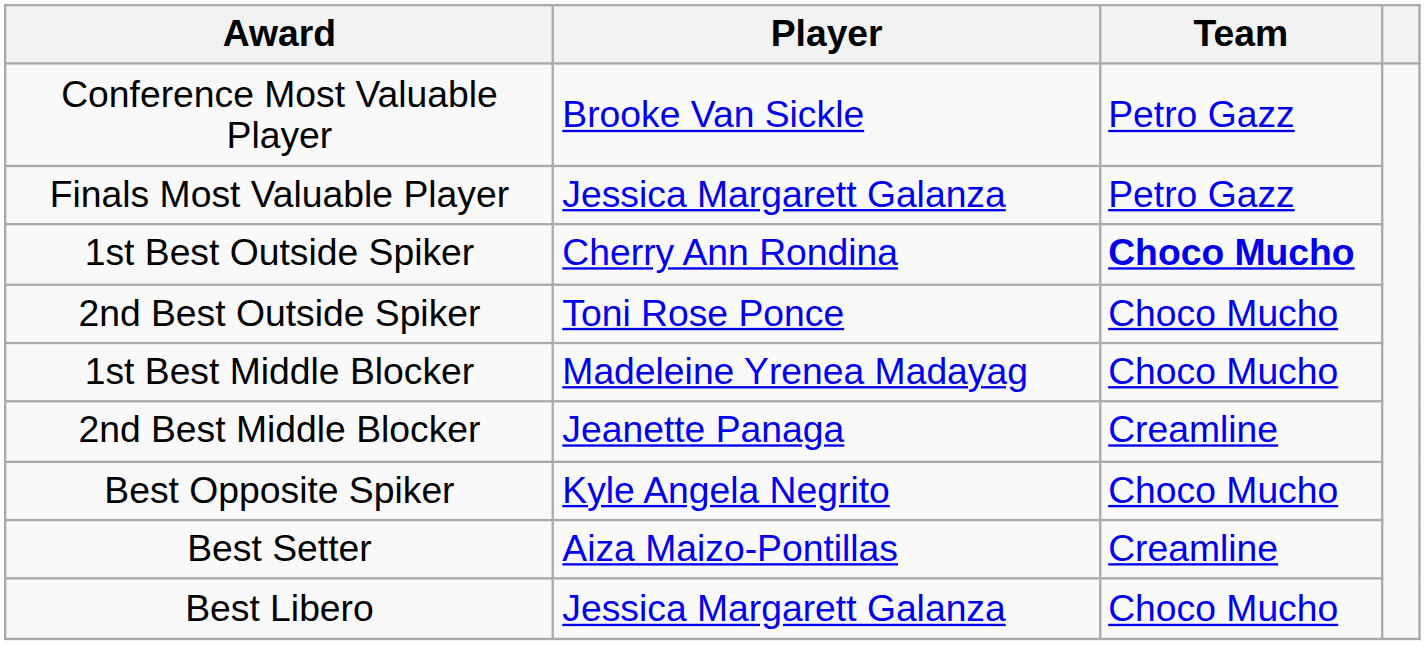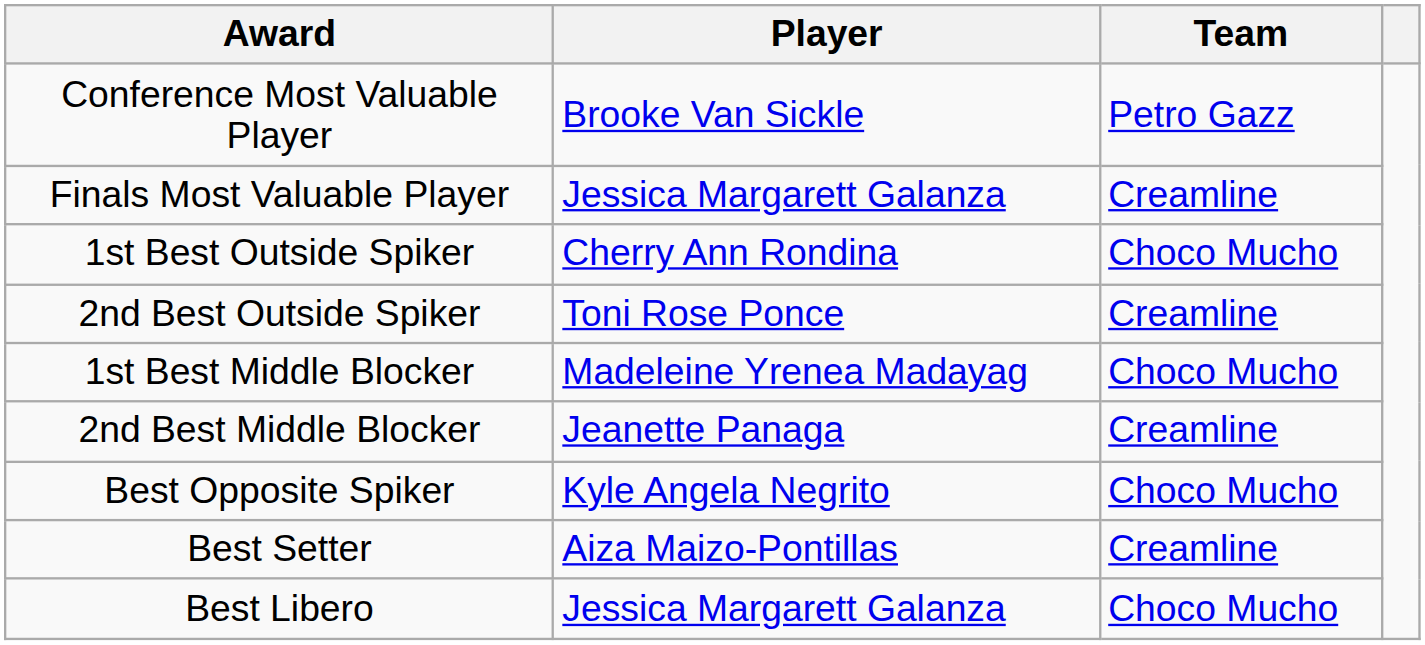(1201, 194) Petro Gazz -> (1193, 194) Creamline
(1231, 253) bold -> (1223, 253) normal
(1223, 312) Choco Mucho -> (1193, 312) Creamline
